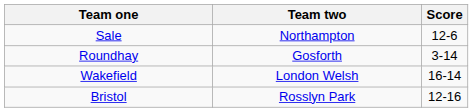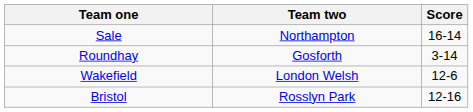(445, 35) 12-6 -> (445, 35) 16-14
(445, 76) 16-14 -> (445, 76) 12-6
